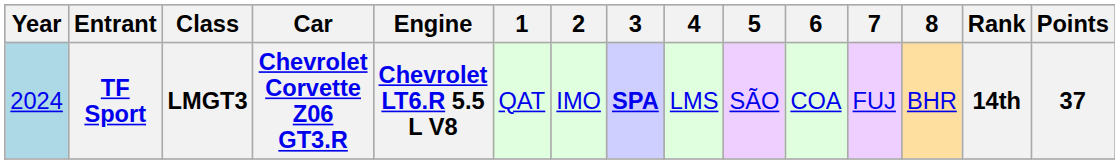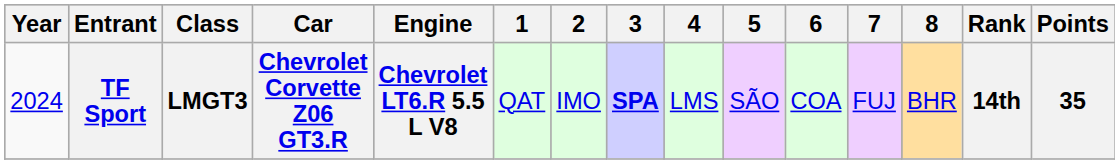(37, 101) lightblue background -> (37, 101) no background
(1073, 101) 37 -> (1073, 101) 35
